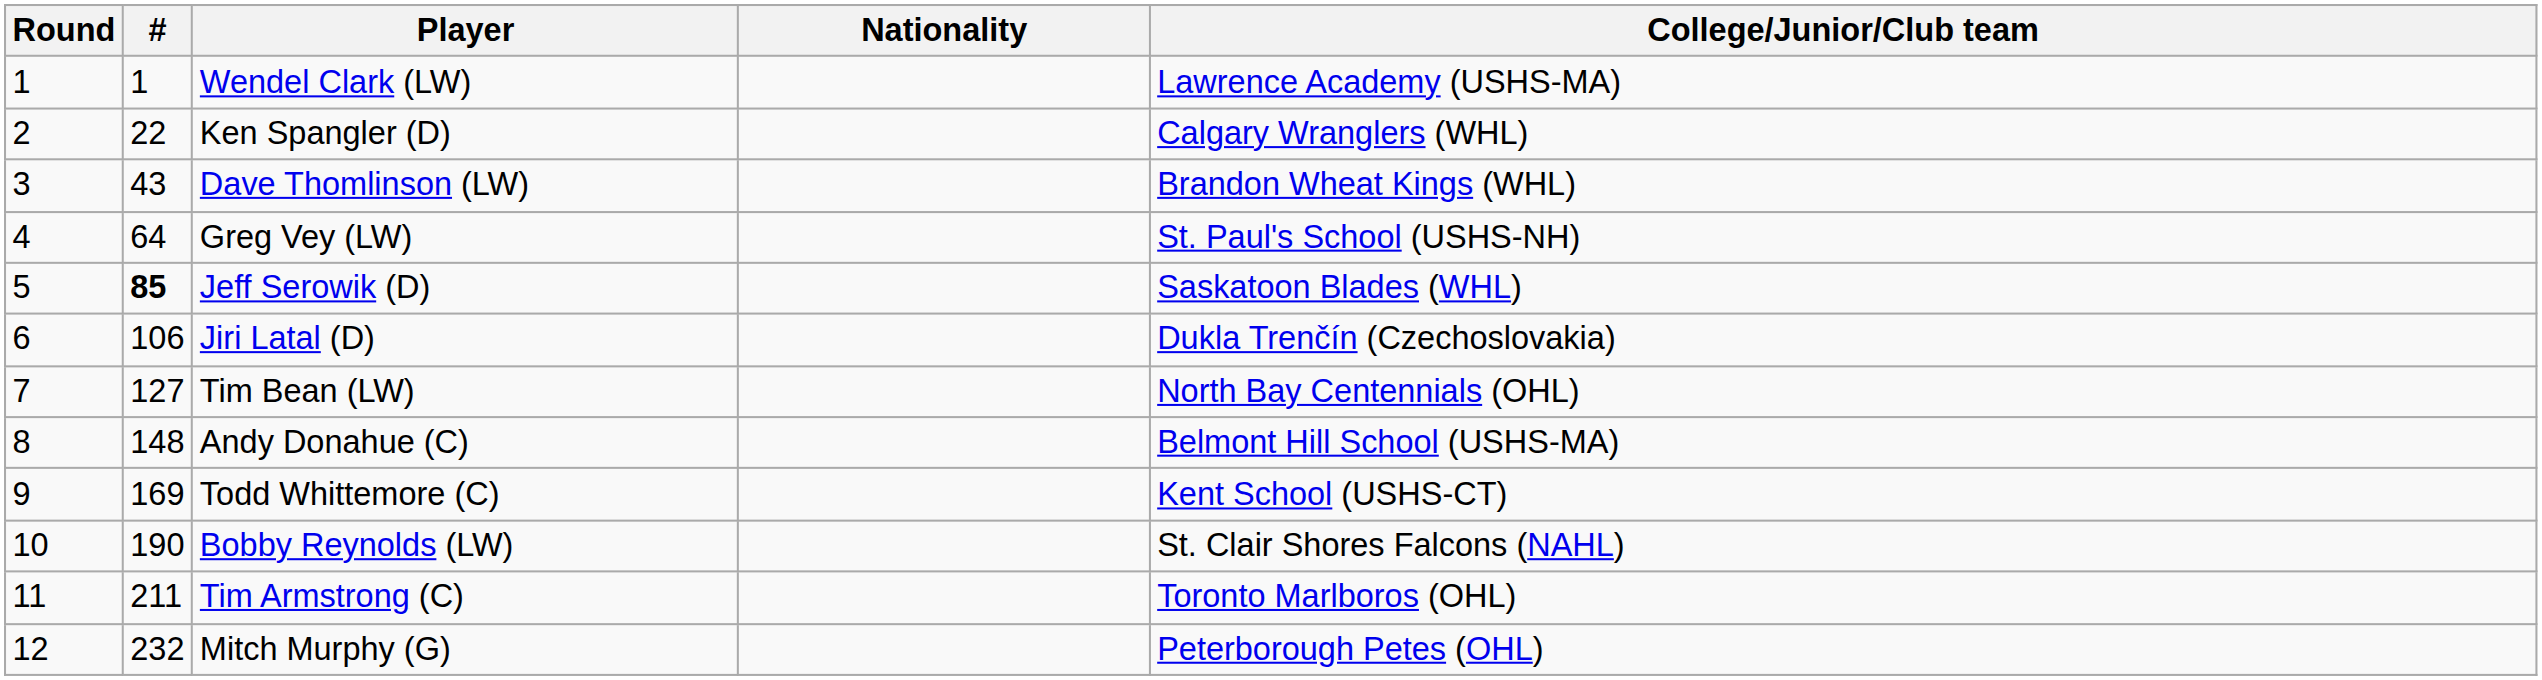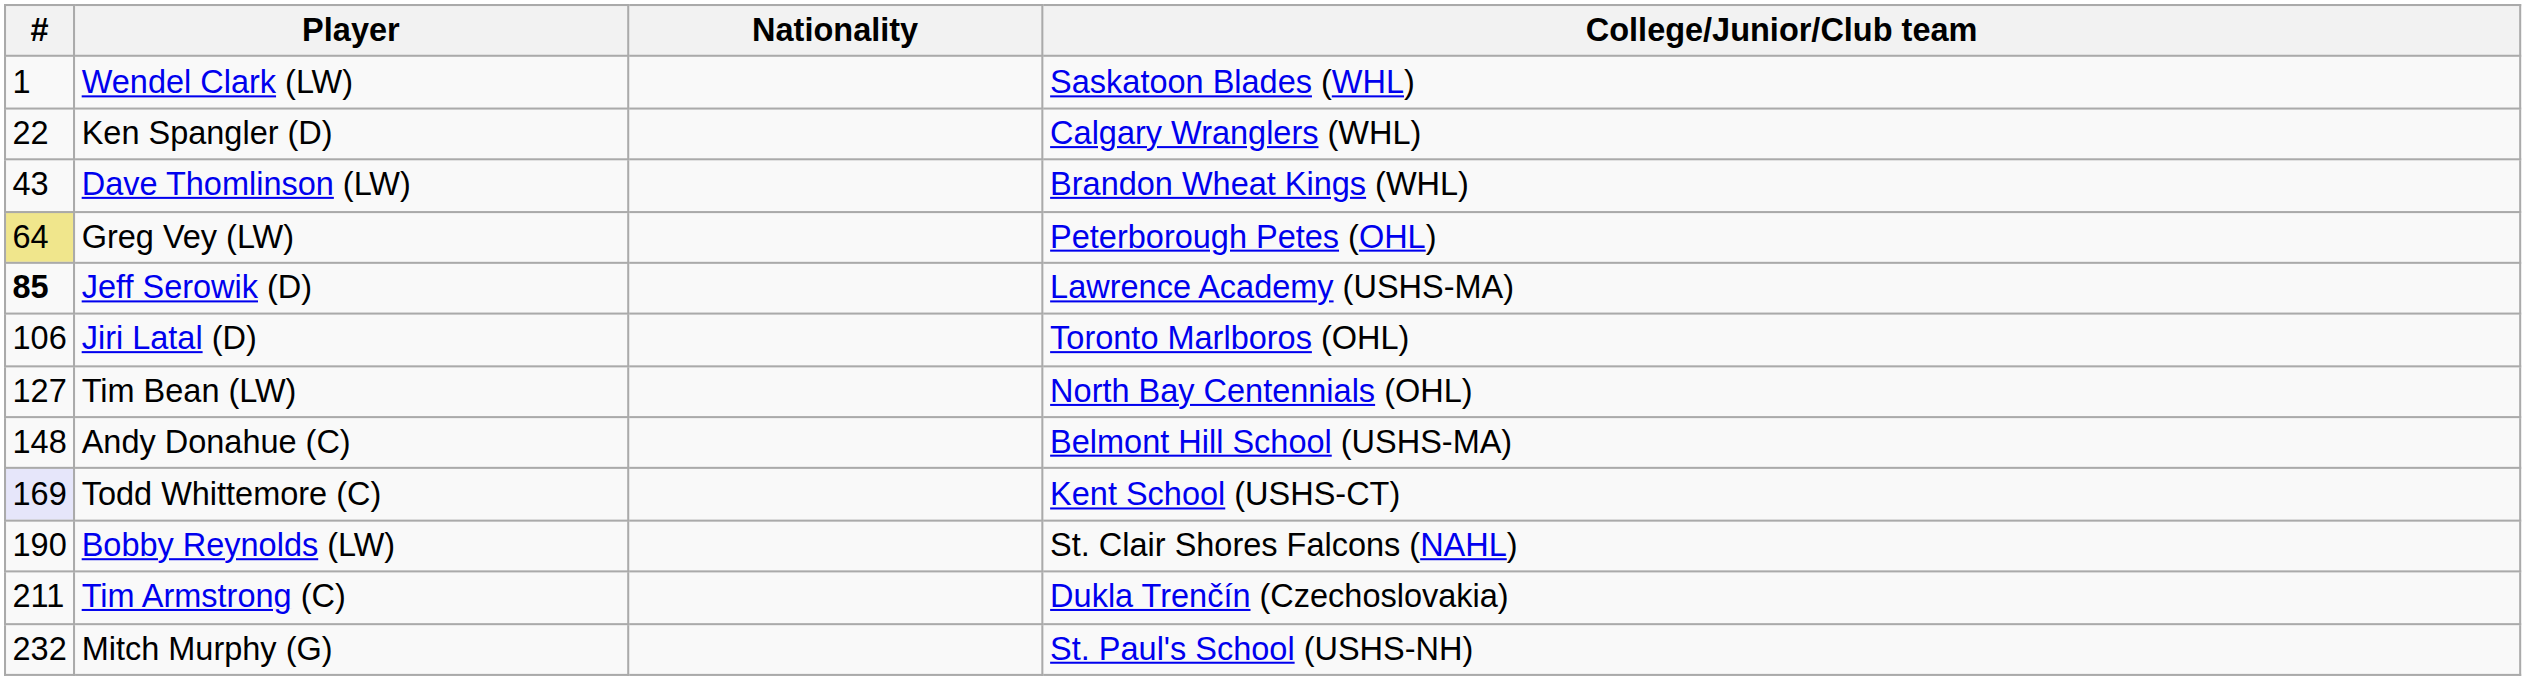- column: (64, 30)
(1389, 81) Lawrence Academy (USHS-MA) -> (1232, 81) Saskatoon Blades (WHL)
(148, 236) no background -> (31, 236) khaki background
(1369, 236) St. Paul's School (USHS-NH) -> (1243, 236) Peterborough Petes (OHL)
(1340, 287) Saskatoon Blades (WHL) -> (1282, 287) Lawrence Academy (USHS-MA)
(1386, 339) Dukla Trenčín (Czechoslovakia) -> (1230, 339) Toronto Marlboros (OHL)
(157, 493) no background -> (40, 493) lavender background
(1337, 596) Toronto Marlboros (OHL) -> (1279, 596) Dukla Trenčín (Czechoslovakia)
(1350, 648) Peterborough Petes (OHL) -> (1262, 648) St. Paul's School (USHS-NH)
